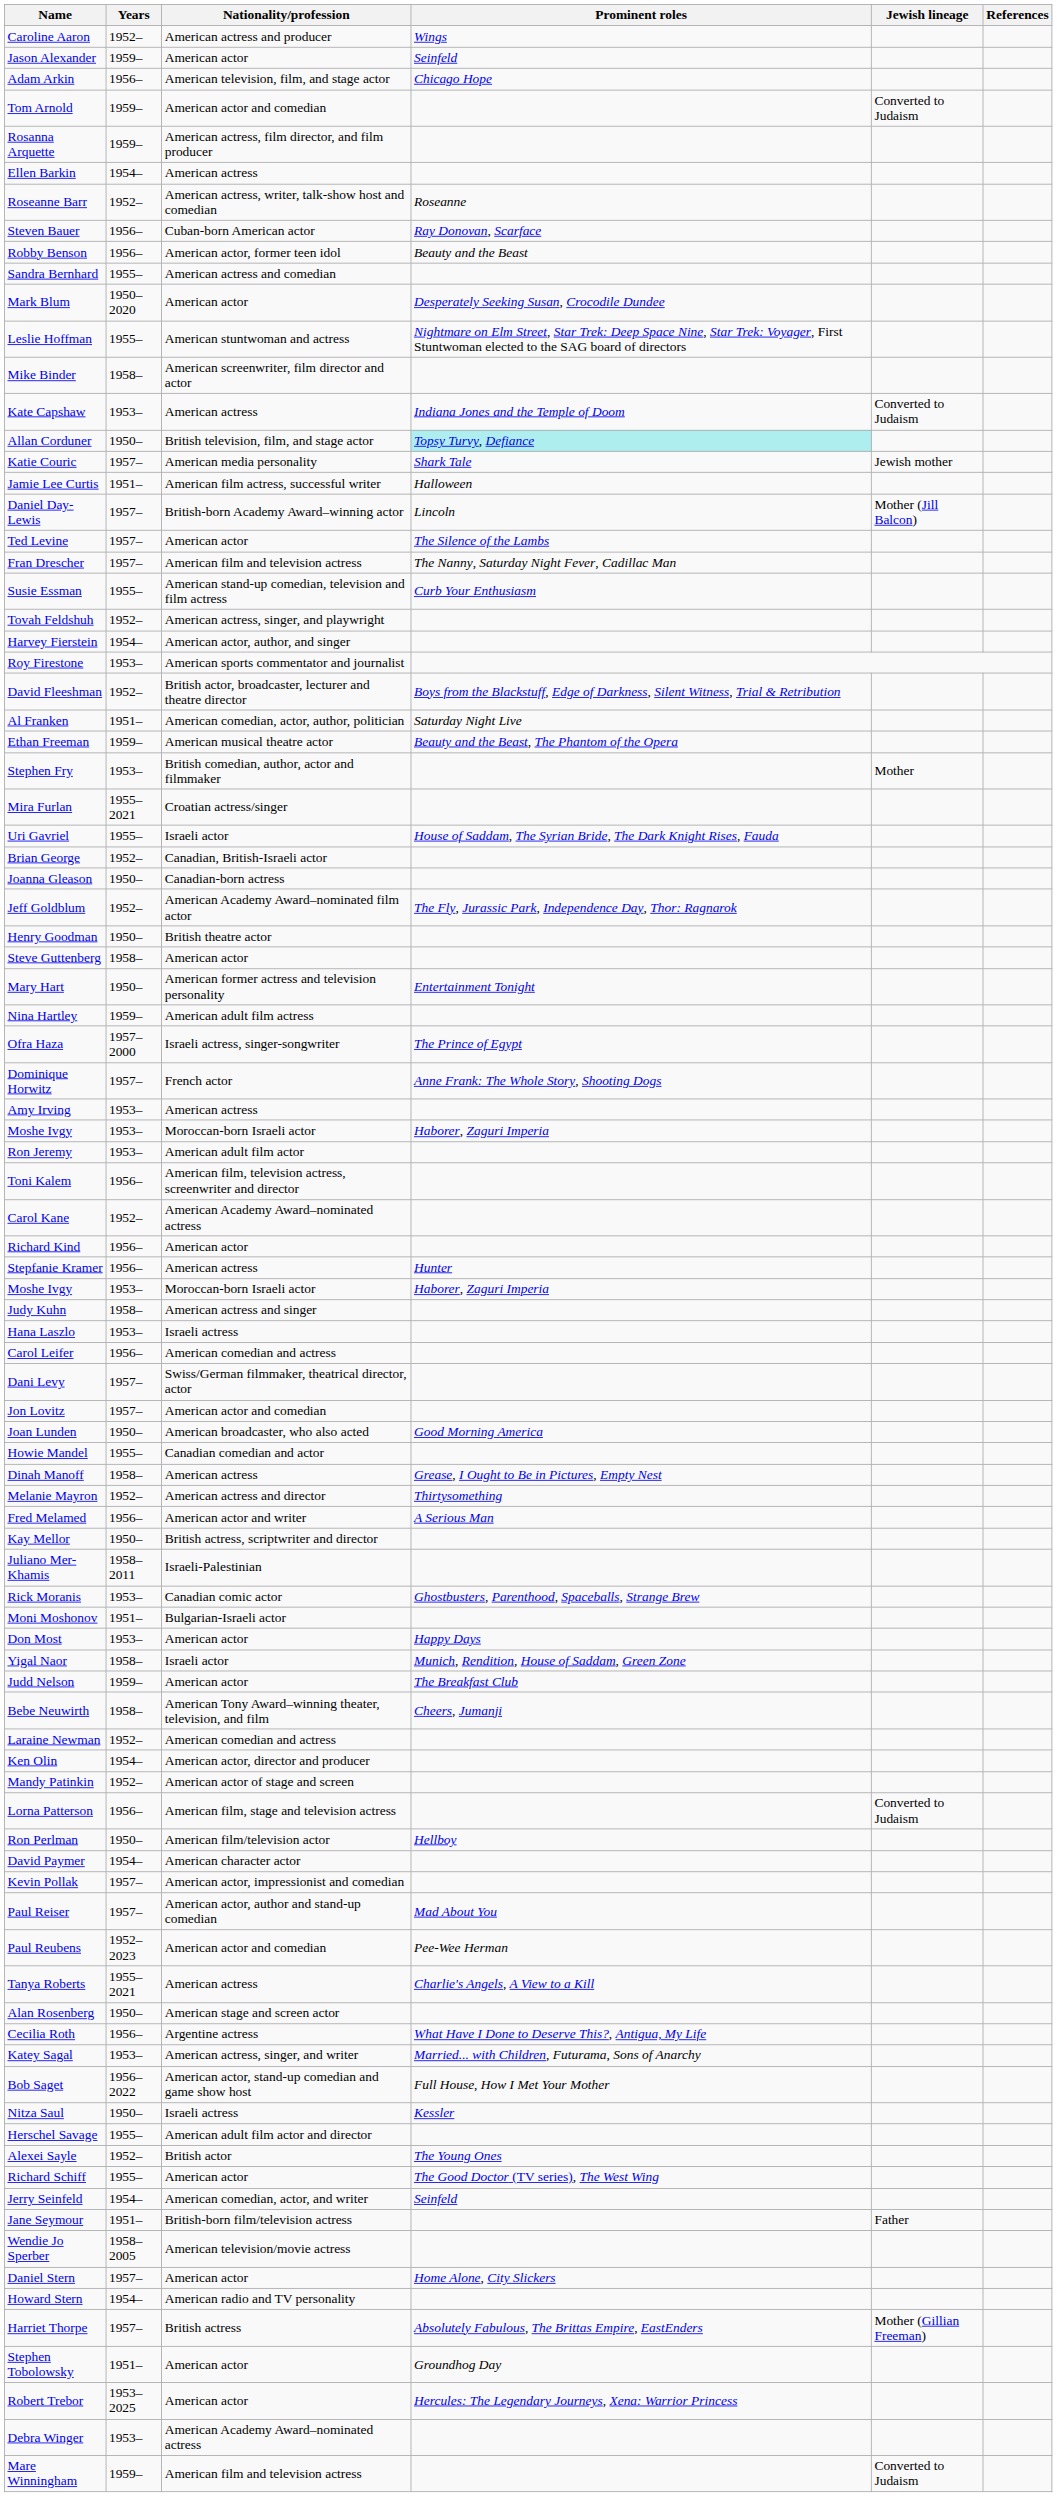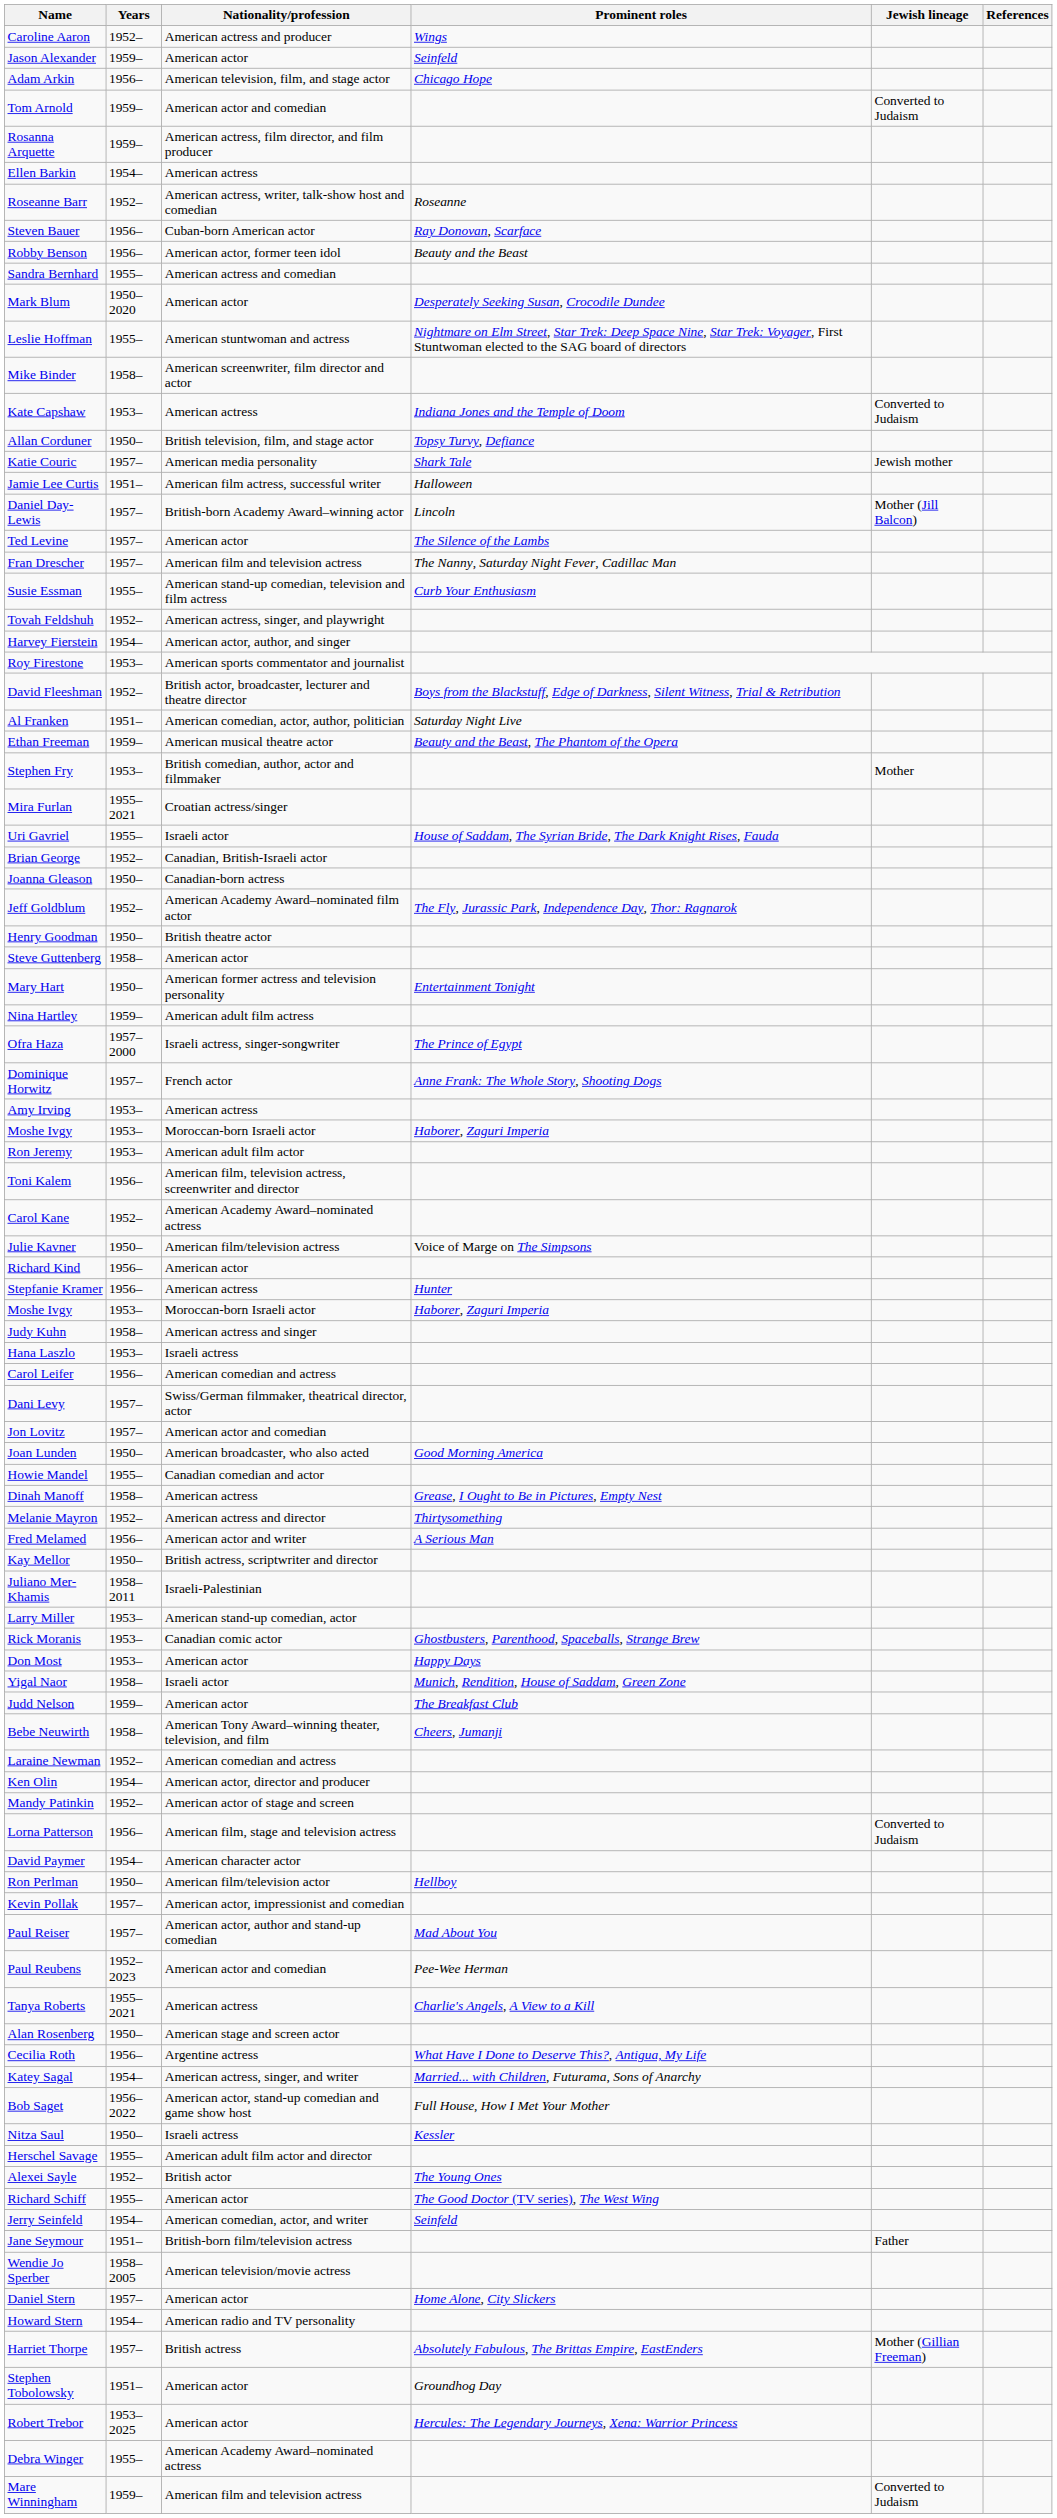(474, 440) paleturquoise background -> (474, 440) no background
+ row: (42, 1246)
+ row: (41, 1617)
- row: (53, 1617)
rows swapped: (46, 1861) <-> (43, 1839)
(126, 2055) 1953– -> (126, 2077) 1954–
(126, 2437) 1953– -> (126, 2458) 1955–
